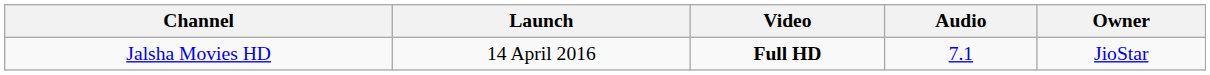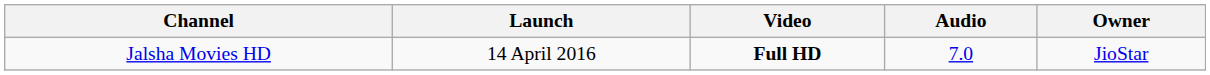(961, 53) 7.1 -> (961, 53) 7.0
